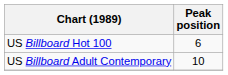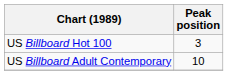(198, 43) 6 -> (198, 43) 3
